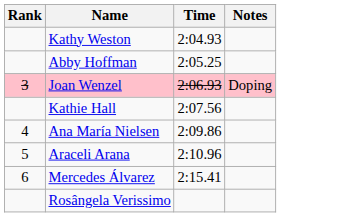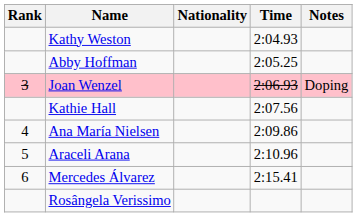+ column: (212, 16)
